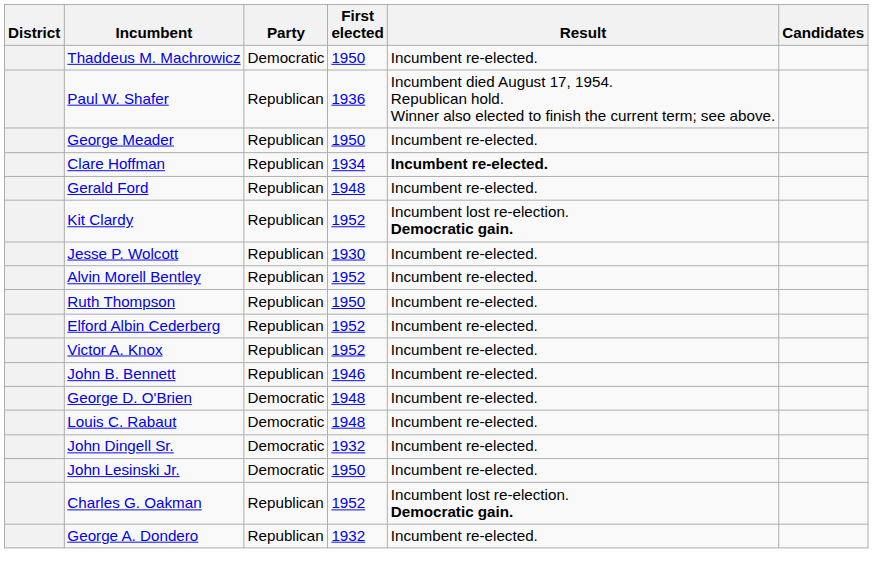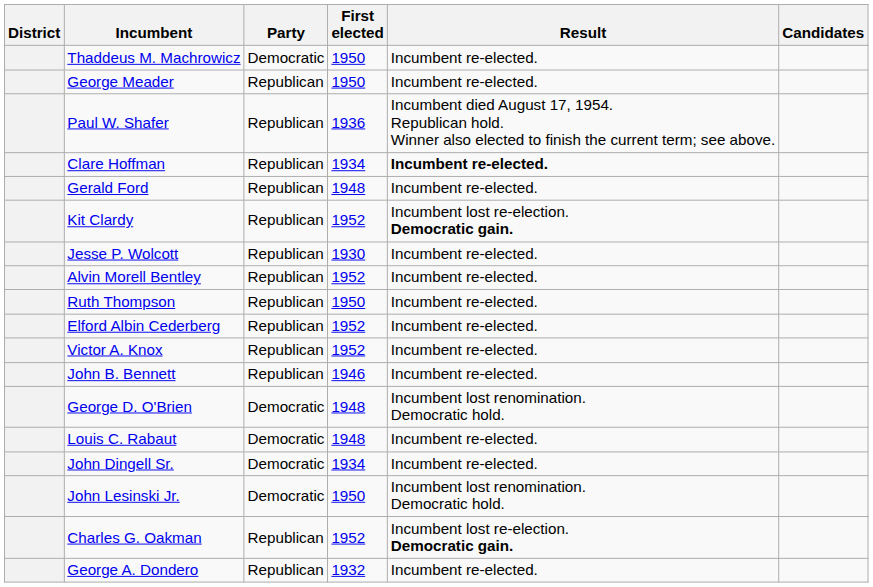rows swapped: (121, 140) <-> (118, 98)
(464, 398) Incumbent re-elected. -> (488, 406) Incumbent lost renomination. Democratic hold.
(348, 446) 1932 -> (348, 463) 1934
(464, 470) Incumbent re-elected. -> (488, 496) Incumbent lost renomination. Democratic hold.
